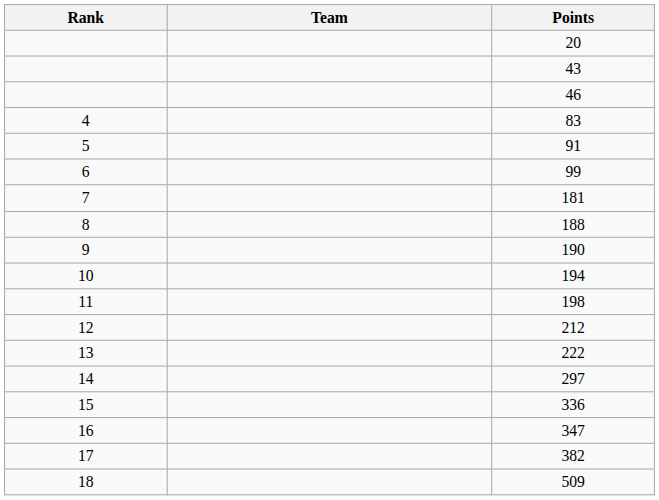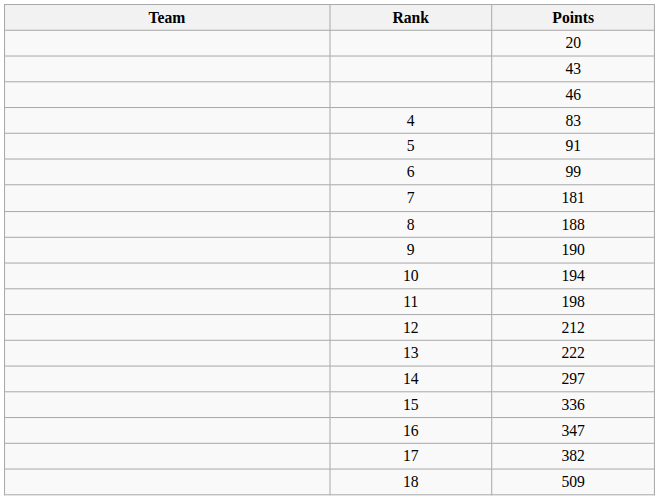columns swapped: (86, 17) <-> (329, 17)
